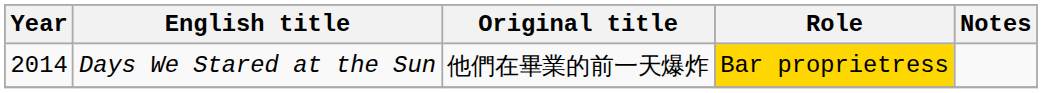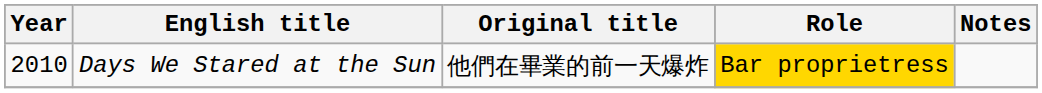(39, 66) 2014 -> (39, 66) 2010
